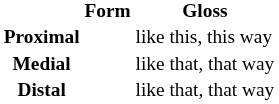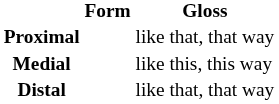(204, 37) like this, this way -> (205, 37) like that, that way
(205, 63) like that, that way -> (204, 63) like this, this way
